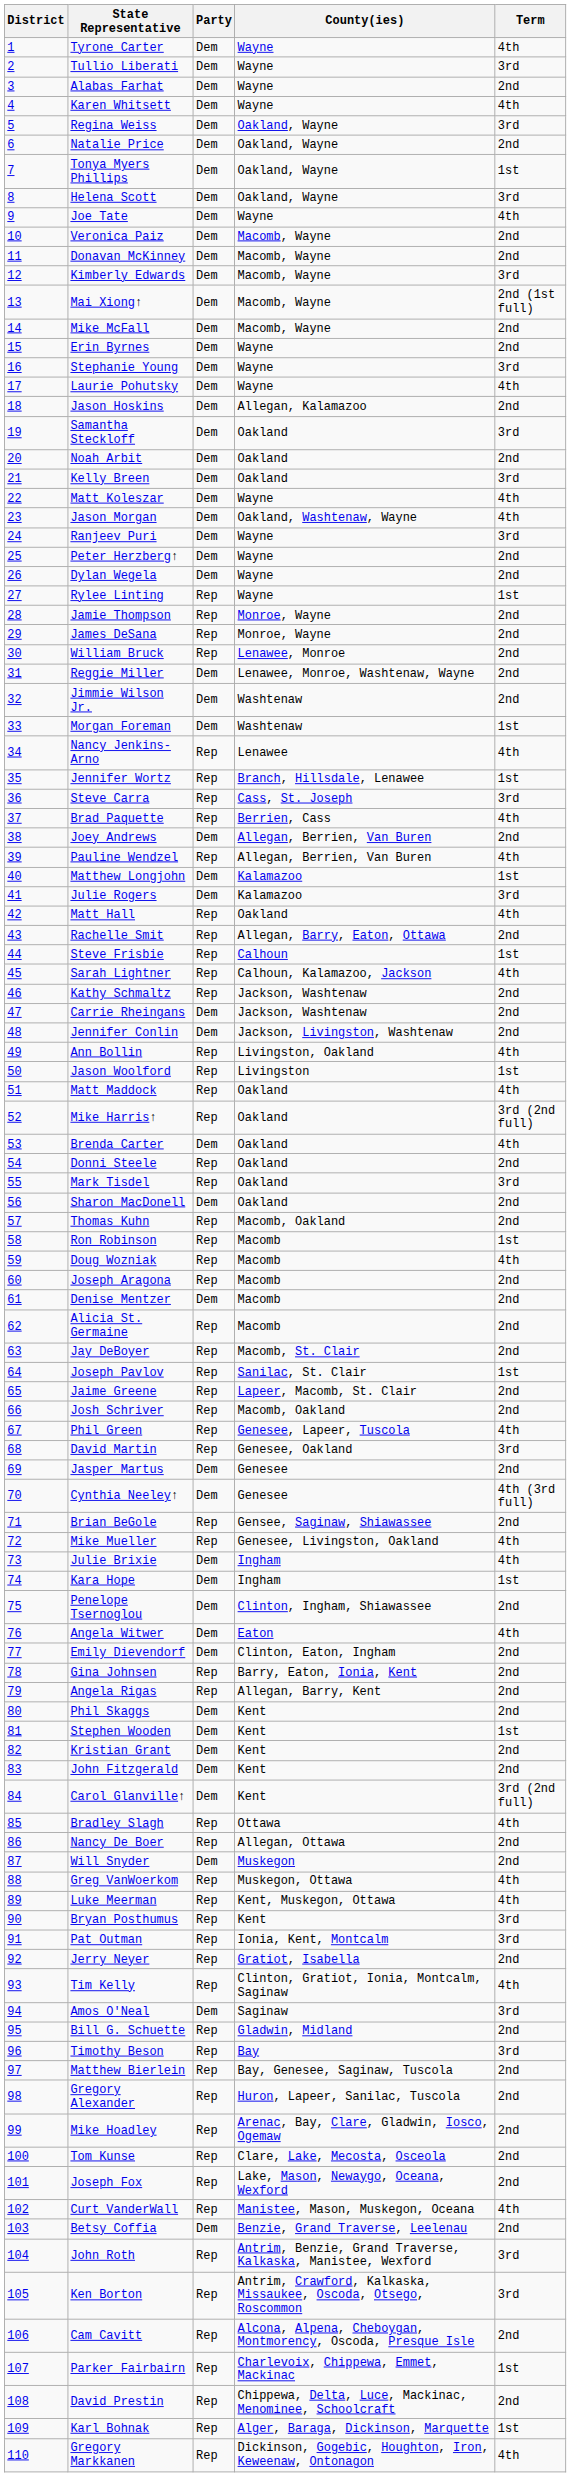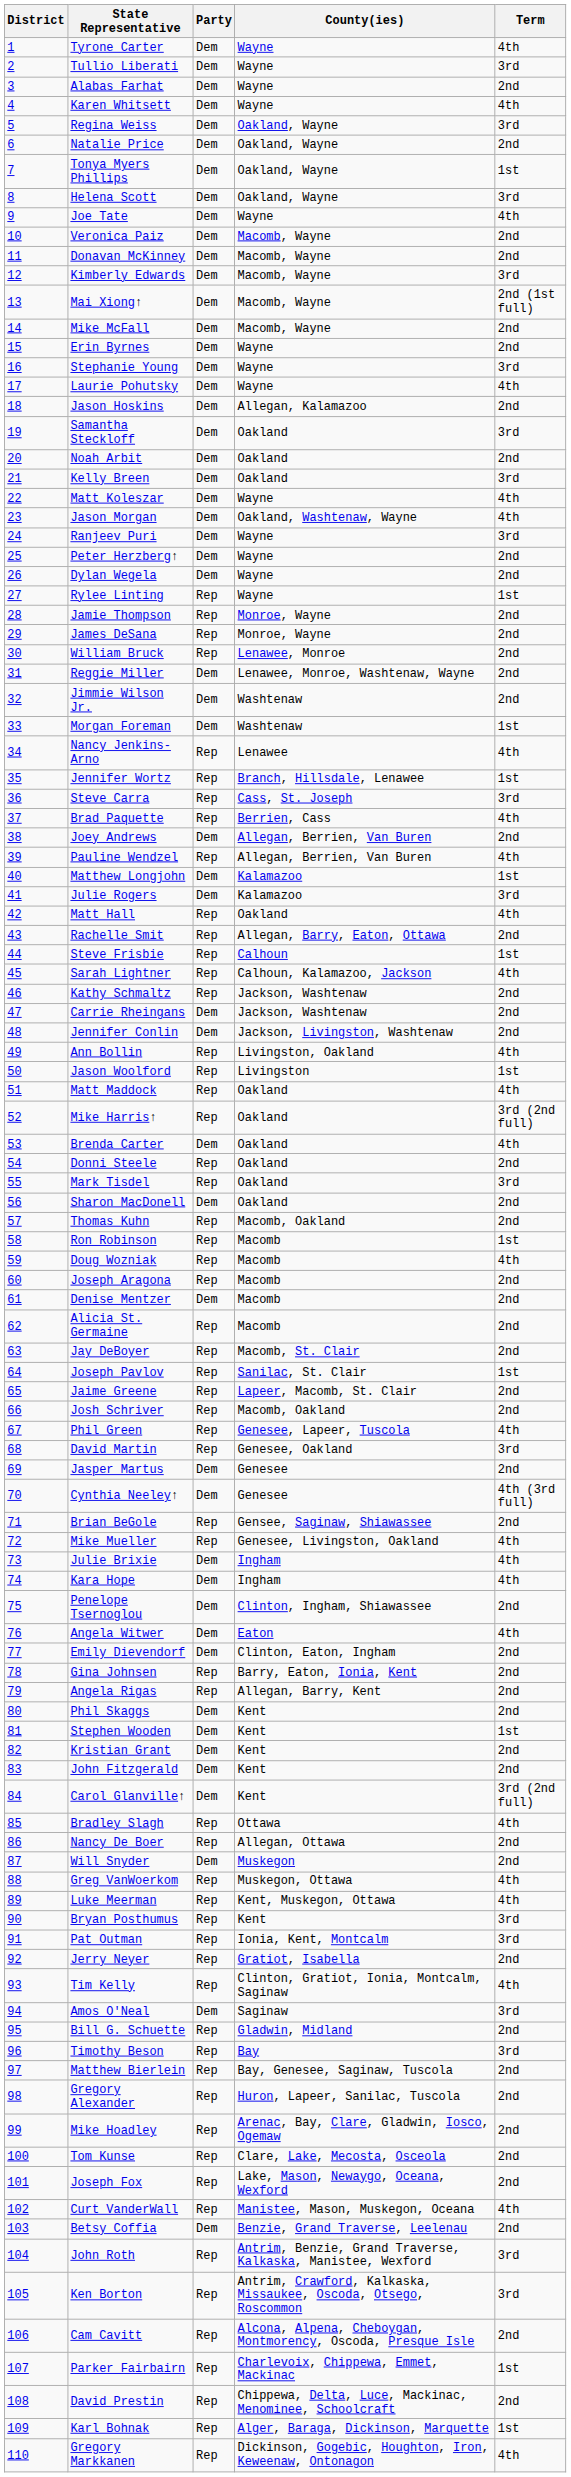(509, 1581) 1st -> (509, 1581) 4th
